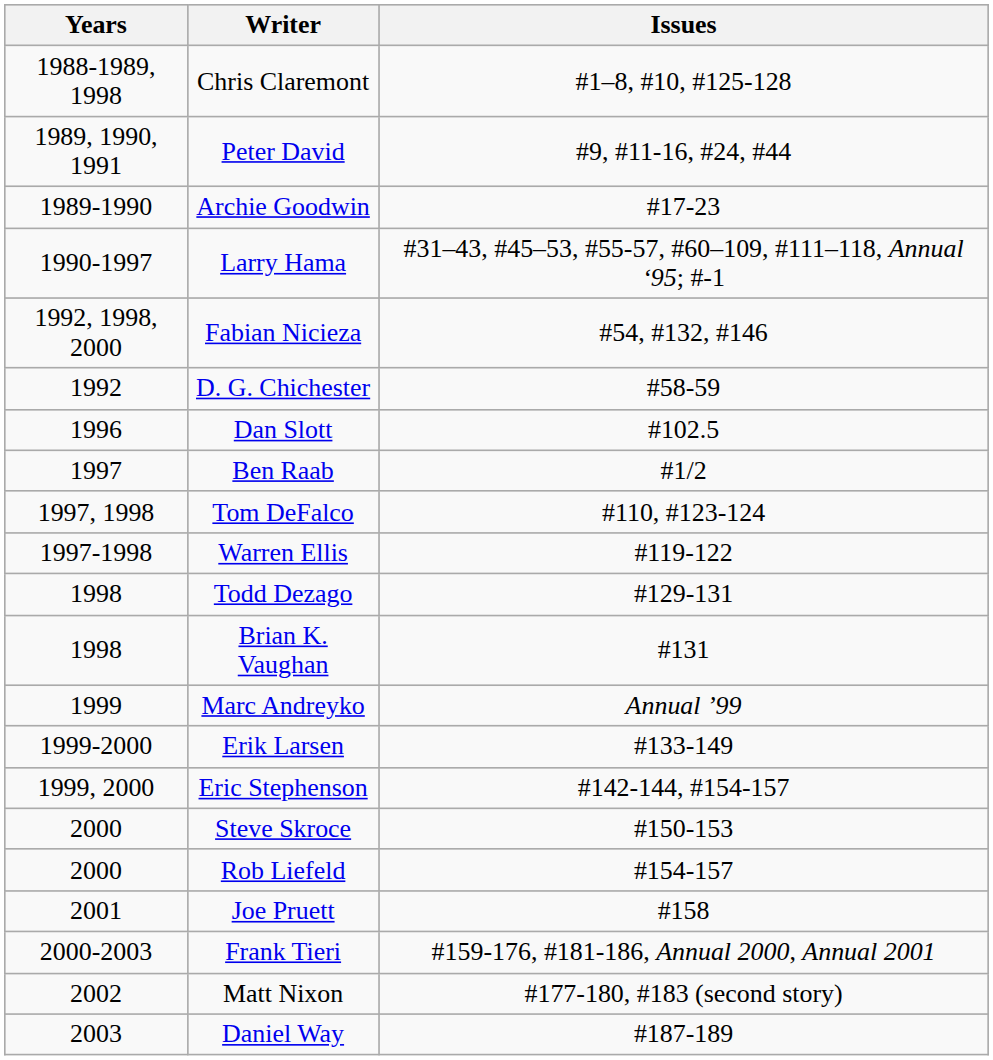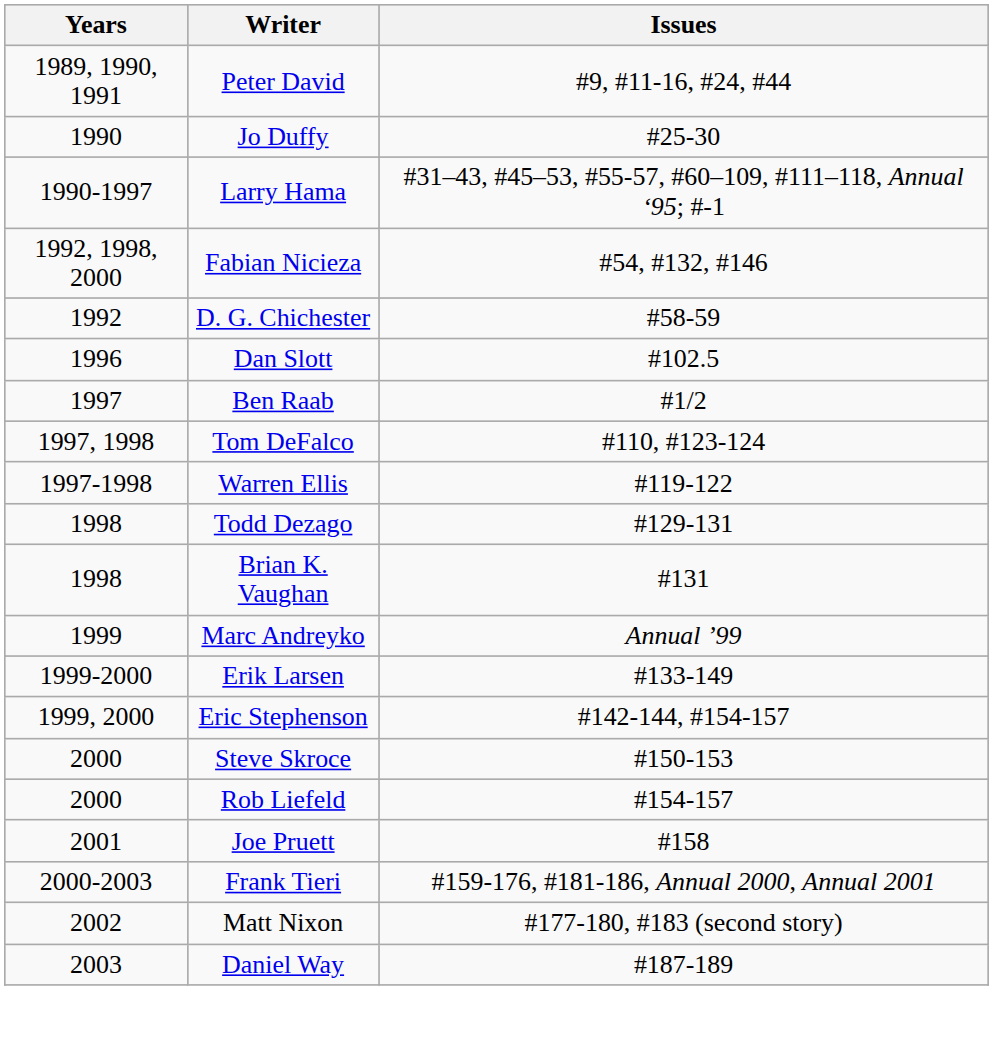- row: (283, 80)
- row: (283, 206)
+ row: (283, 136)
